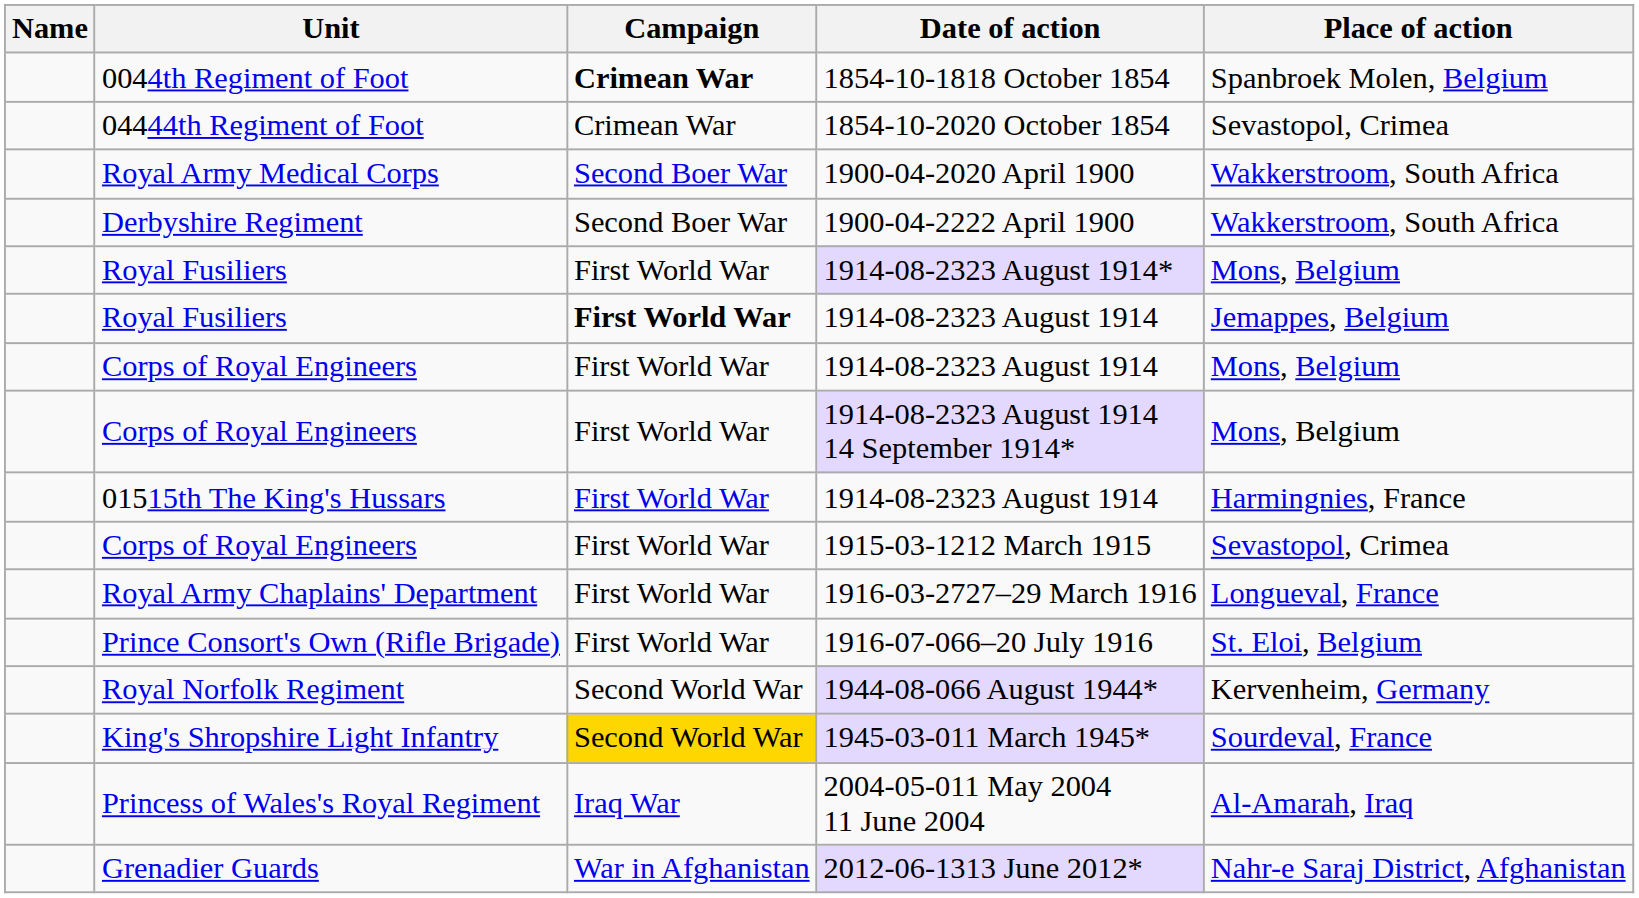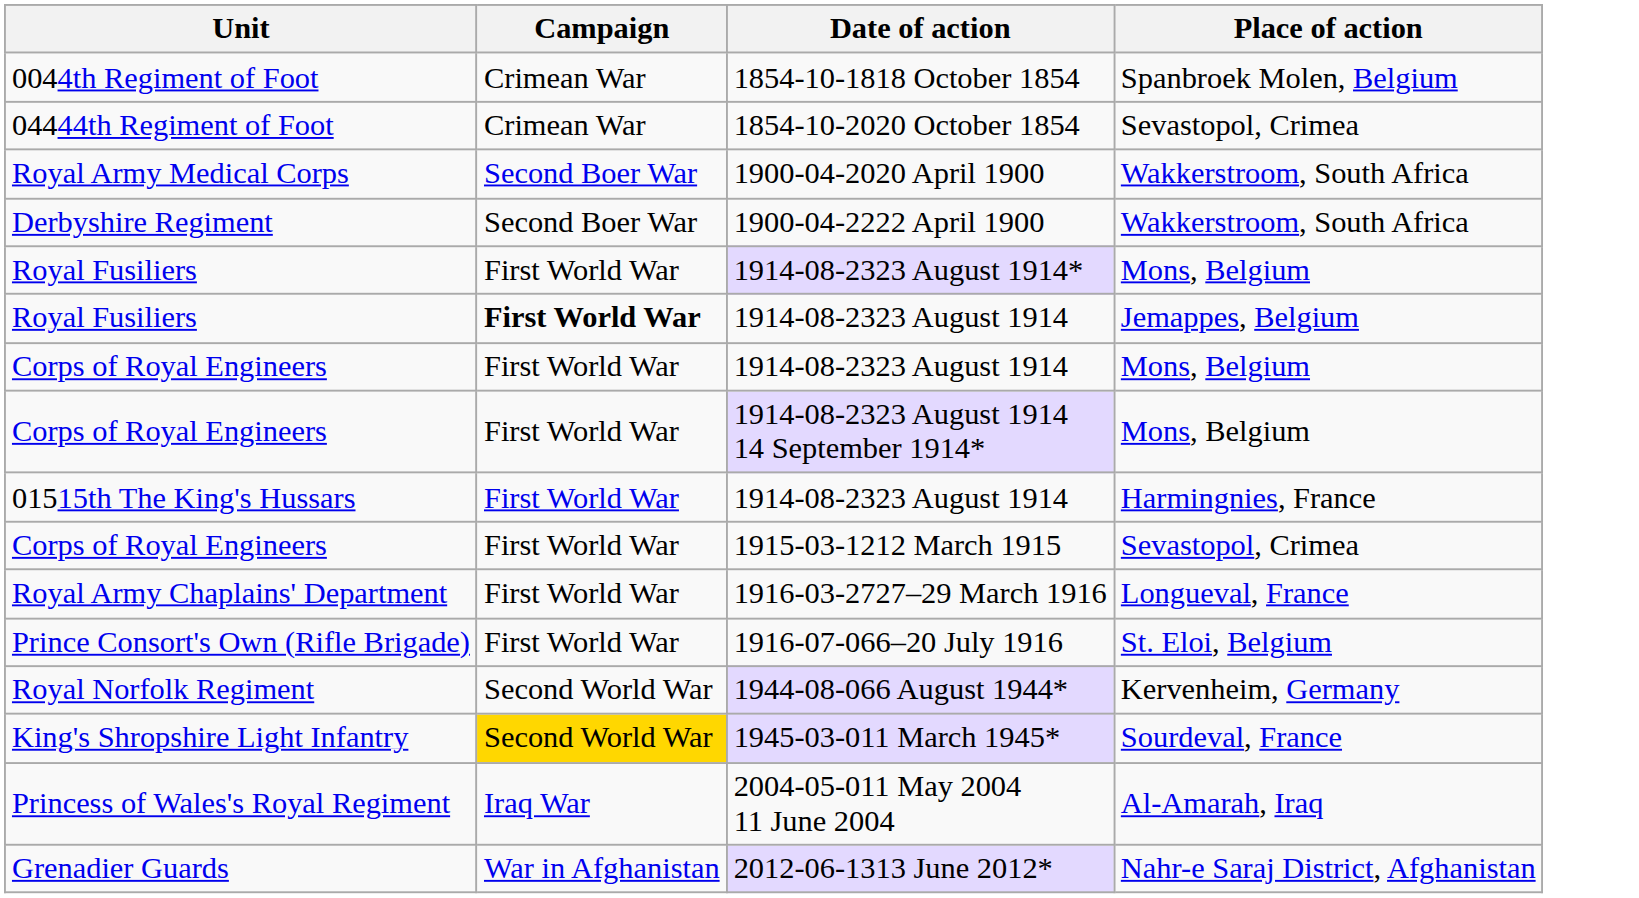- column: (50, 28)
(664, 76) bold -> (565, 76) normal
